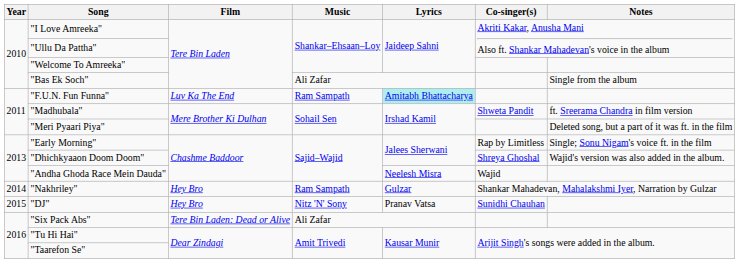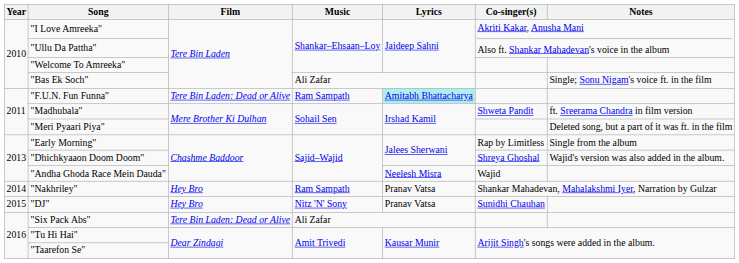(593, 80) Single from the album -> (631, 80) Single; Sonu Nigam's voice ft. in the film
(202, 96) Luv Ka The End -> (230, 96) Tere Bin Laden: Dead or Alive
(631, 142) Single; Sonu Nigam's voice ft. in the film -> (593, 142) Single from the album
(398, 188) Gulzar -> (410, 188) Pranav Vatsa
